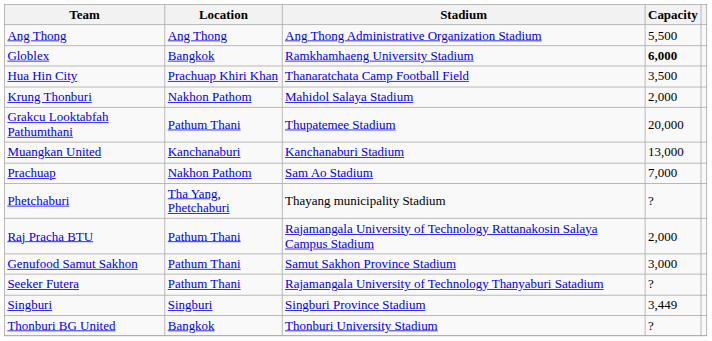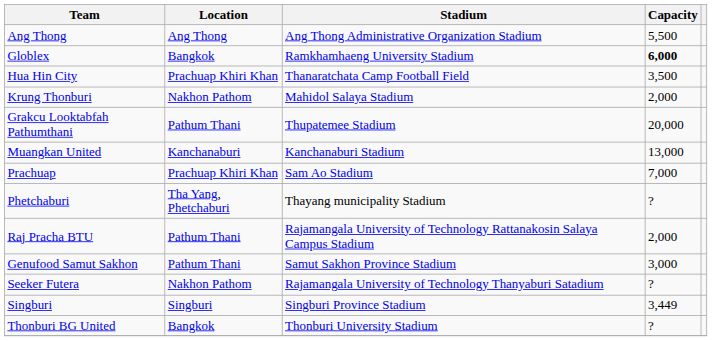(210, 173) Nakhon Pathom -> (223, 173) Prachuap Khiri Khan
(204, 284) Pathum Thani -> (210, 284) Nakhon Pathom
